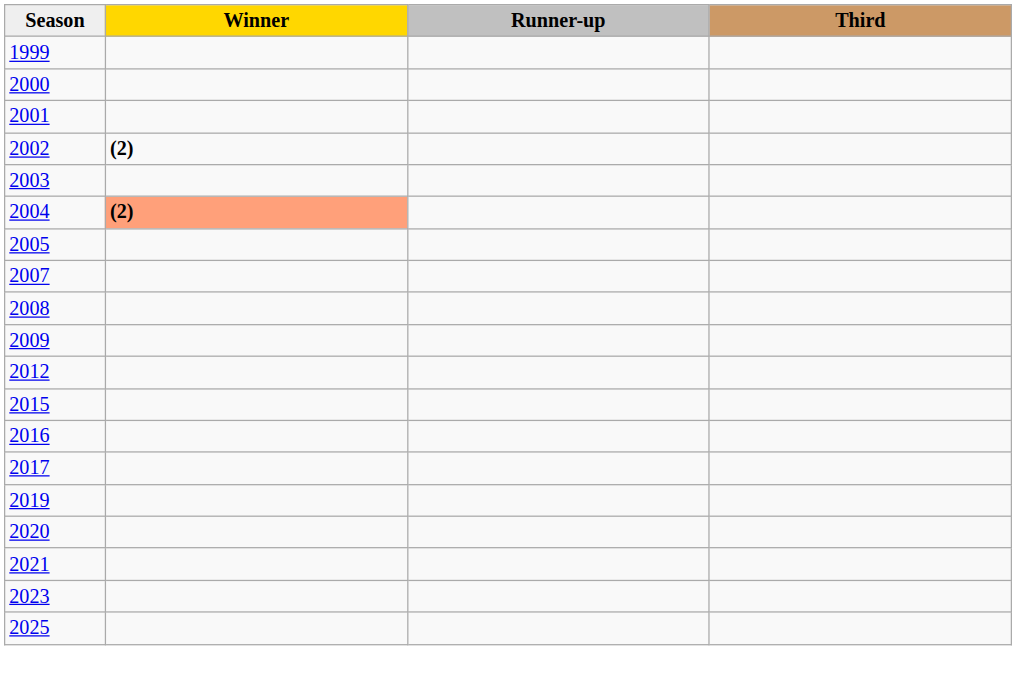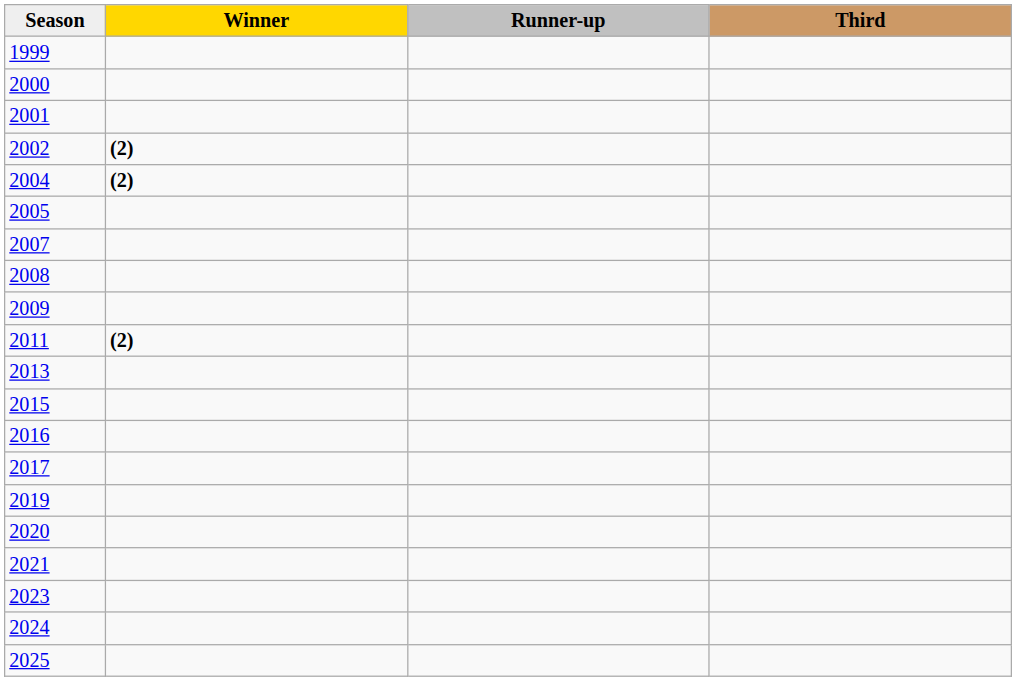- row: (29, 180)
(122, 212) lightsalmon background -> (122, 180) no background
+ row: (29, 340)
- row: (29, 372)
+ row: (29, 372)
+ row: (29, 627)
